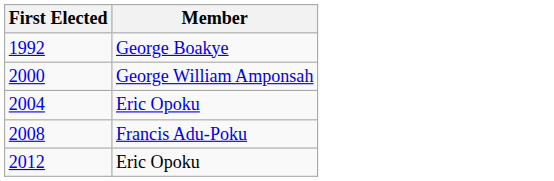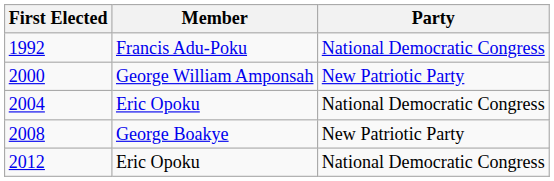+ column: (433, 18)
(172, 47) George Boakye -> (182, 47) Francis Adu-Poku
(182, 133) Francis Adu-Poku -> (172, 133) George Boakye
